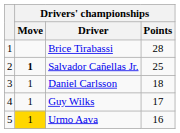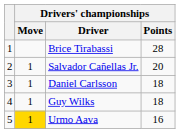(30, 66) bold -> (30, 66) normal
(158, 66) 25 -> (158, 66) 20
(158, 101) 17 -> (158, 101) 18
